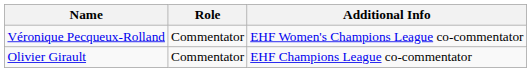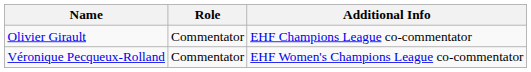rows swapped: (47, 57) <-> (86, 36)
